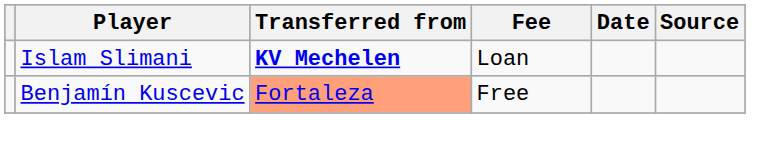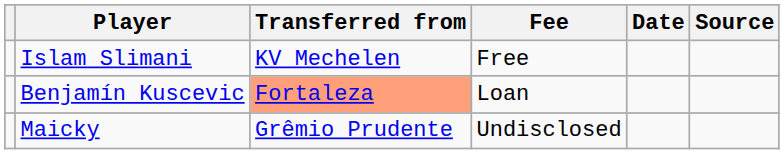(328, 59) bold -> (328, 59) normal
(503, 59) Loan -> (503, 59) Free
(503, 94) Free -> (503, 94) Loan
+ row: (60, 130)
